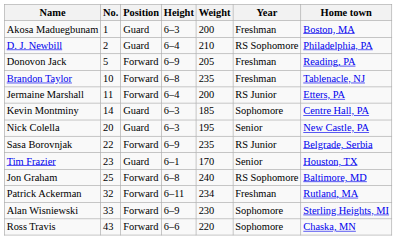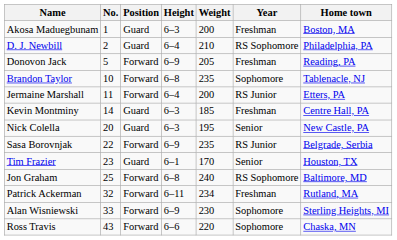(256, 78) Freshman -> (259, 78) Sophomore
(259, 111) Sophomore -> (256, 111) Freshman
